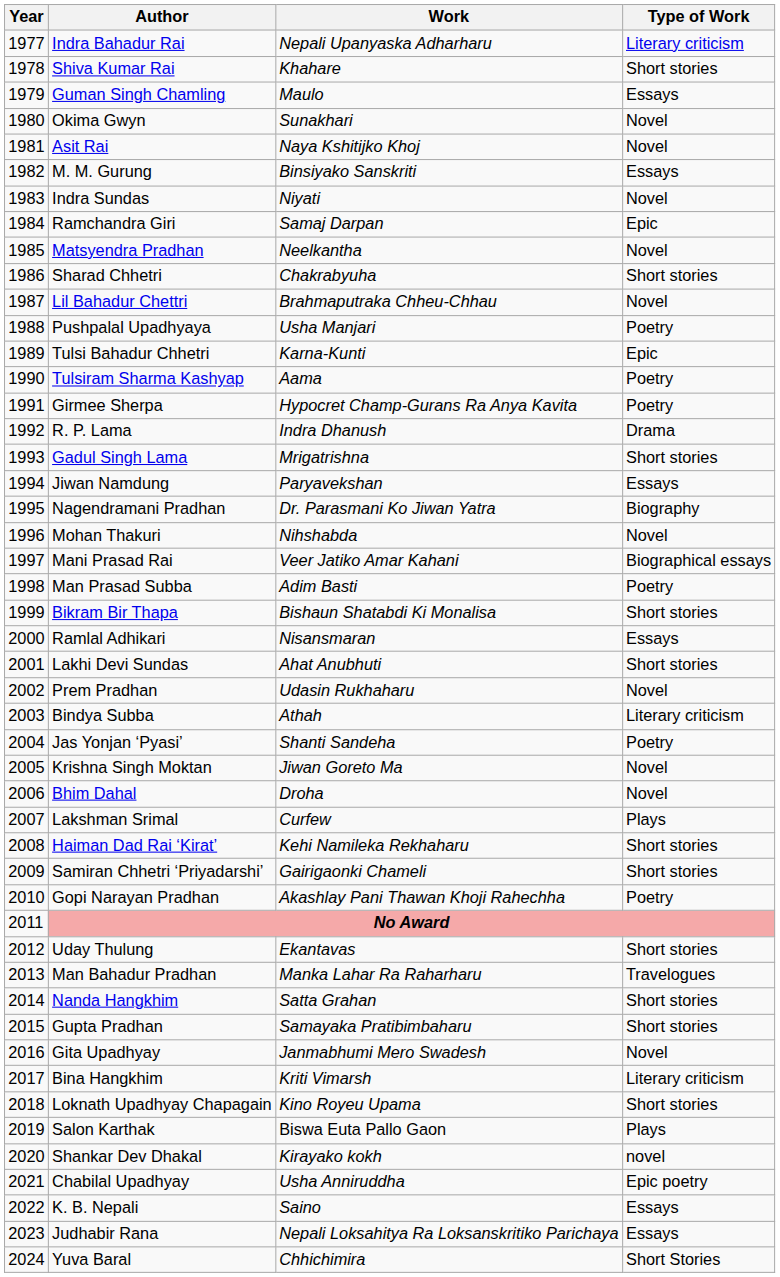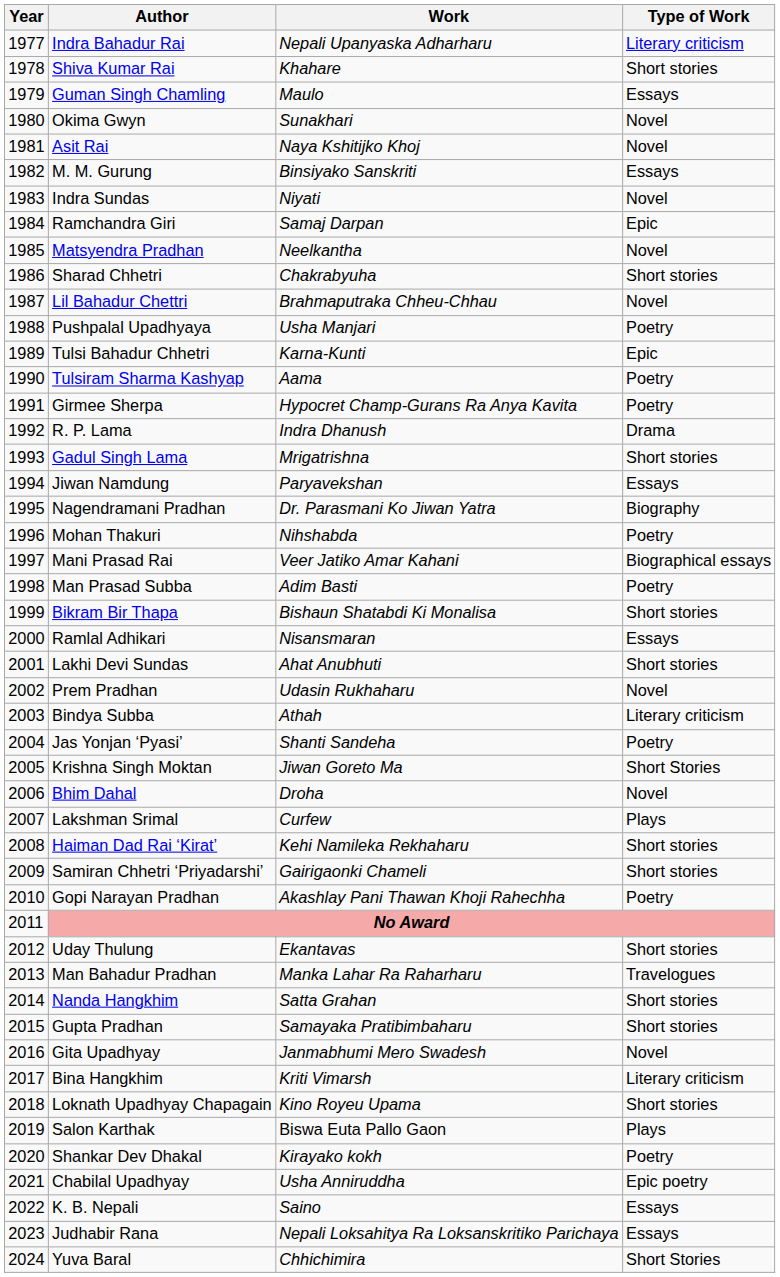(647, 535) Novel -> (650, 535) Poetry
(647, 768) Novel -> (673, 768) Short Stories
(646, 1156) novel -> (650, 1156) Poetry
